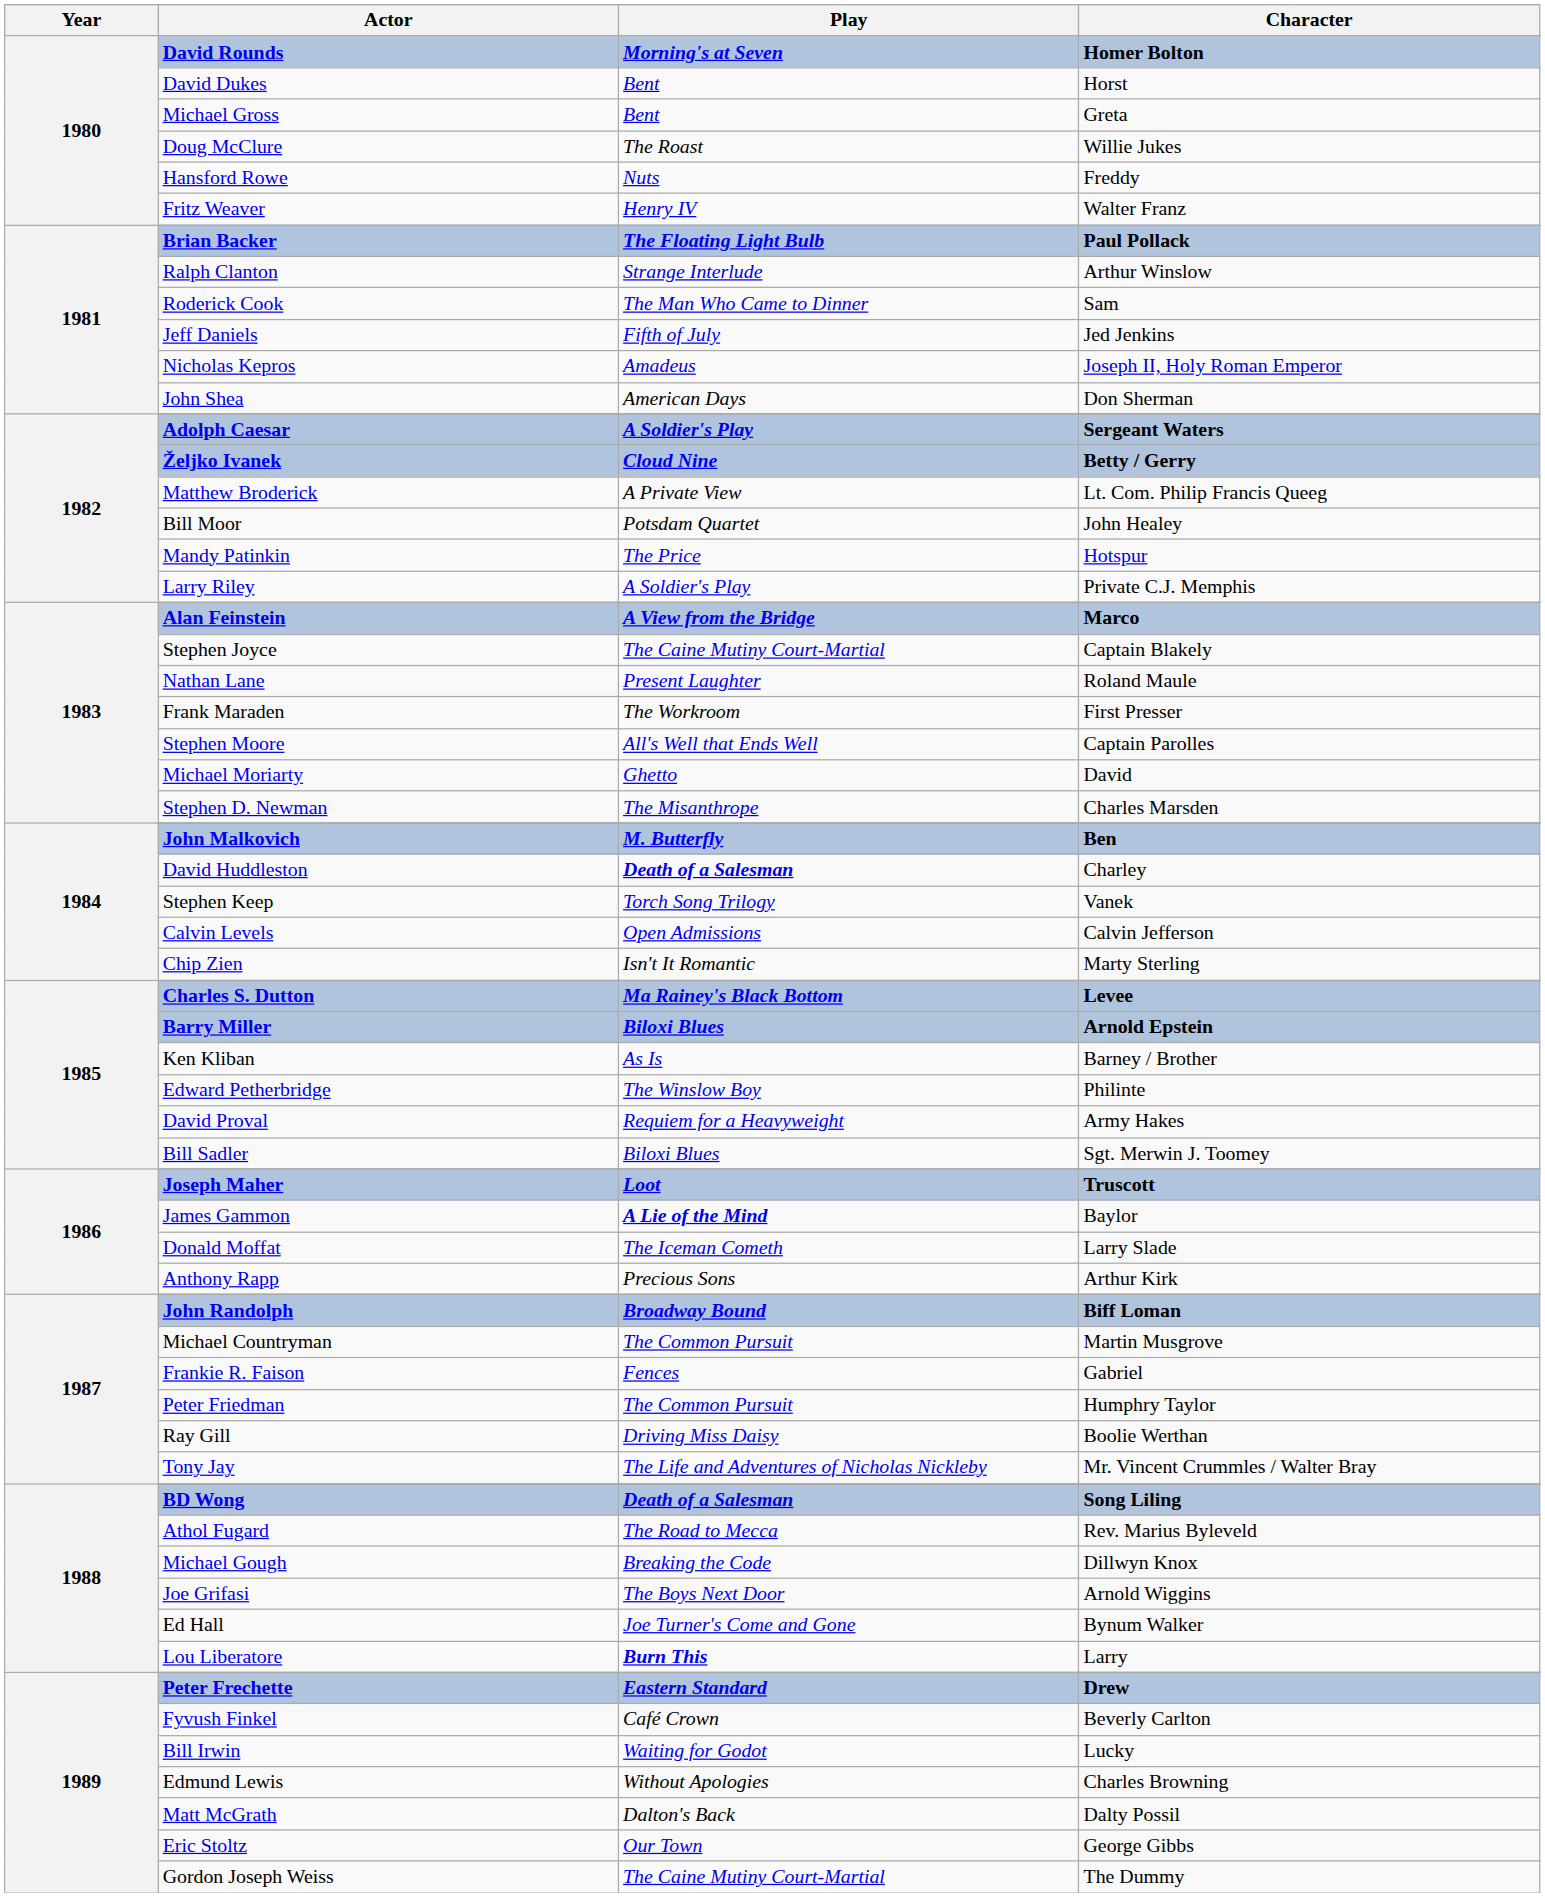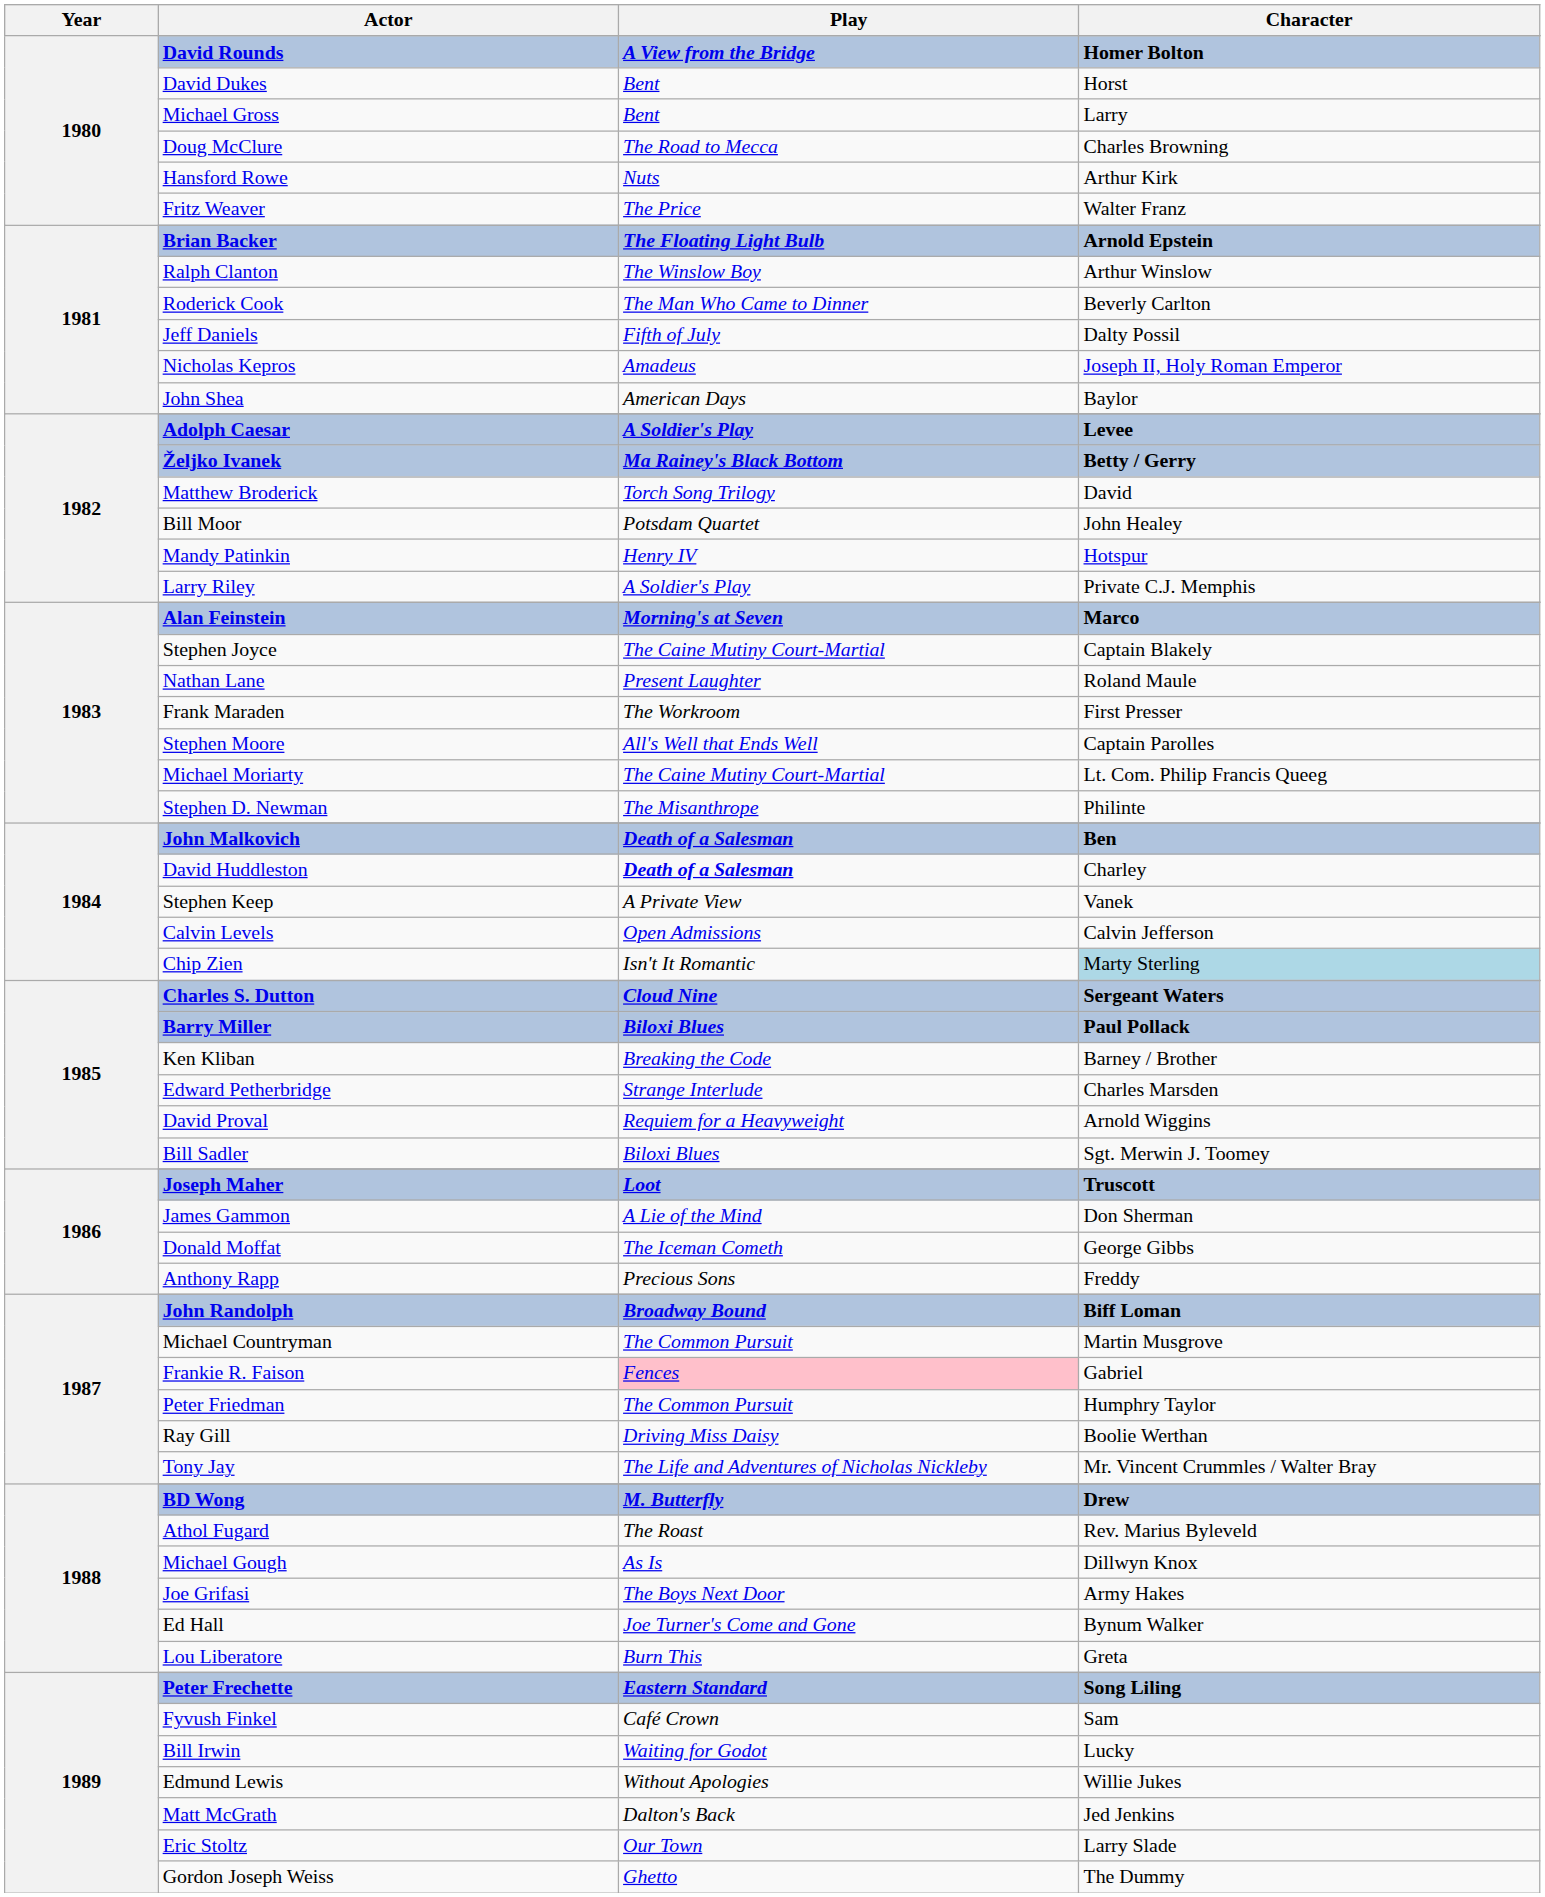(703, 51) Morning's at Seven -> (719, 51) A View from the Bridge
(1106, 114) Greta -> (1106, 114) Larry
(663, 146) The Roast -> (701, 146) The Road to Mecca
(1132, 146) Willie Jukes -> (1156, 146) Charles Browning
(1112, 177) Freddy -> (1131, 177) Arthur Kirk
(660, 209) Henry IV -> (662, 209) The Price
(1137, 240) Paul Pollack -> (1148, 240) Arnold Epstein
(693, 271) Strange Interlude -> (692, 271) The Winslow Boy
(1101, 303) Sam -> (1147, 303) Beverly Carlton
(1129, 334) Jed Jenkins -> (1132, 334) Dalty Possil
(1138, 397) Don Sherman -> (1111, 397) Baylor
(1154, 429) Sergeant Waters -> (1108, 429) Levee
(670, 460) Cloud Nine -> (733, 460) Ma Rainey's Black Bottom
(682, 492) A Private View -> (699, 492) Torch Song Trilogy
(1205, 492) Lt. Com. Philip Francis Queeg -> (1108, 492) David
(662, 555) The Price -> (660, 555) Henry IV
(719, 618) A View from the Bridge -> (703, 618) Morning's at Seven
(650, 775) Ghetto -> (754, 775) The Caine Mutiny Court-Martial
(1108, 775) David -> (1205, 775) Lt. Com. Philip Francis Queeg
(1151, 806) Charles Marsden -> (1114, 806) Philinte
(673, 838) M. Butterfly -> (708, 838) Death of a Salesman
(699, 901) Torch Song Trilogy -> (682, 901) A Private View
(1142, 964) no background -> (1142, 964) lightblue background
(733, 995) Ma Rainey's Black Bottom -> (670, 995) Cloud Nine
(1108, 995) Levee -> (1154, 995) Sergeant Waters
(1148, 1027) Arnold Epstein -> (1137, 1027) Paul Pollack
(643, 1058) As Is -> (697, 1058) Breaking the Code
(692, 1090) The Winslow Boy -> (693, 1090) Strange Interlude
(1114, 1090) Philinte -> (1151, 1090) Charles Marsden
(1134, 1121) Army Hakes -> (1147, 1121) Arnold Wiggins
(695, 1215) bold -> (692, 1215) normal
(1111, 1215) Baylor -> (1138, 1215) Don Sherman
(1130, 1247) Larry Slade -> (1139, 1247) George Gibbs
(1131, 1278) Arthur Kirk -> (1112, 1278) Freddy
(651, 1373) no background -> (651, 1373) pink background
(708, 1499) Death of a Salesman -> (673, 1499) M. Butterfly
(1132, 1499) Song Liling -> (1106, 1499) Drew
(701, 1530) The Road to Mecca -> (663, 1530) The Roast
(697, 1562) Breaking the Code -> (643, 1562) As Is
(1147, 1593) Arnold Wiggins -> (1134, 1593) Army Hakes
(665, 1656) bold -> (663, 1656) normal
(1106, 1656) Larry -> (1106, 1656) Greta
(1106, 1687) Drew -> (1132, 1687) Song Liling
(1147, 1719) Beverly Carlton -> (1101, 1719) Sam
(1156, 1782) Charles Browning -> (1132, 1782) Willie Jukes
(1132, 1813) Dalty Possil -> (1129, 1813) Jed Jenkins
(1139, 1845) George Gibbs -> (1130, 1845) Larry Slade
(754, 1876) The Caine Mutiny Court-Martial -> (650, 1876) Ghetto
